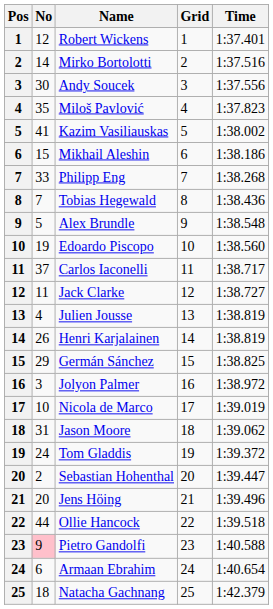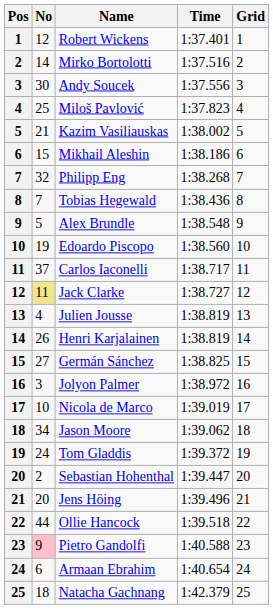columns swapped: (240, 16) <-> (195, 16)
(42, 108) 35 -> (42, 108) 25
(42, 131) 41 -> (42, 131) 21
(42, 177) 33 -> (42, 177) 32
(42, 292) no background -> (42, 292) khaki background
(42, 362) 29 -> (42, 362) 27
(42, 431) 31 -> (42, 431) 34
